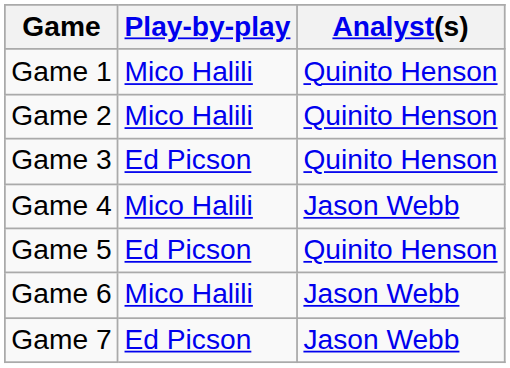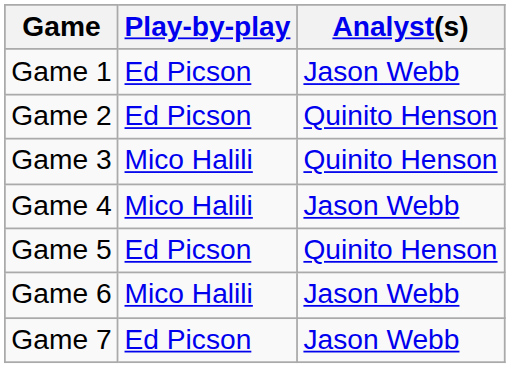(189, 71) Mico Halili -> (188, 71) Ed Picson
(400, 71) Quinito Henson -> (381, 71) Jason Webb
(189, 116) Mico Halili -> (188, 116) Ed Picson
(188, 160) Ed Picson -> (189, 160) Mico Halili
